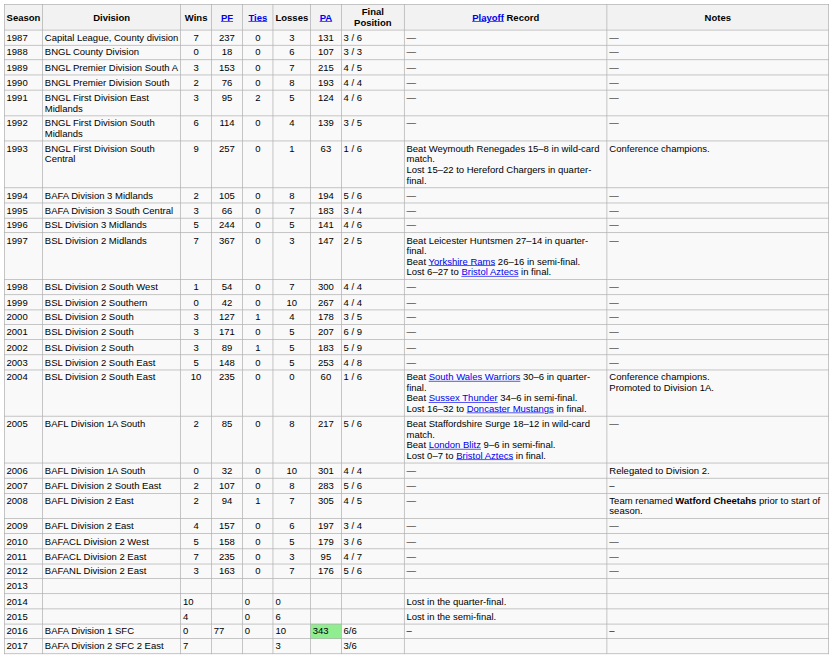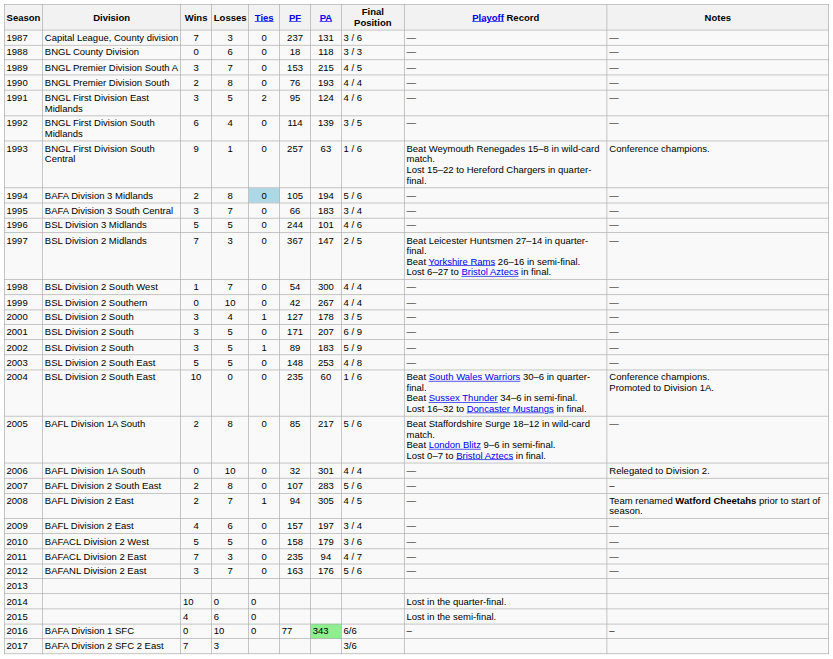columns swapped: (292, 18) <-> (227, 18)
(326, 53) 107 -> (326, 53) 118
(258, 196) no background -> (264, 196) lightblue background
(326, 226) 141 -> (326, 226) 101
(326, 557) 95 -> (326, 557) 94
